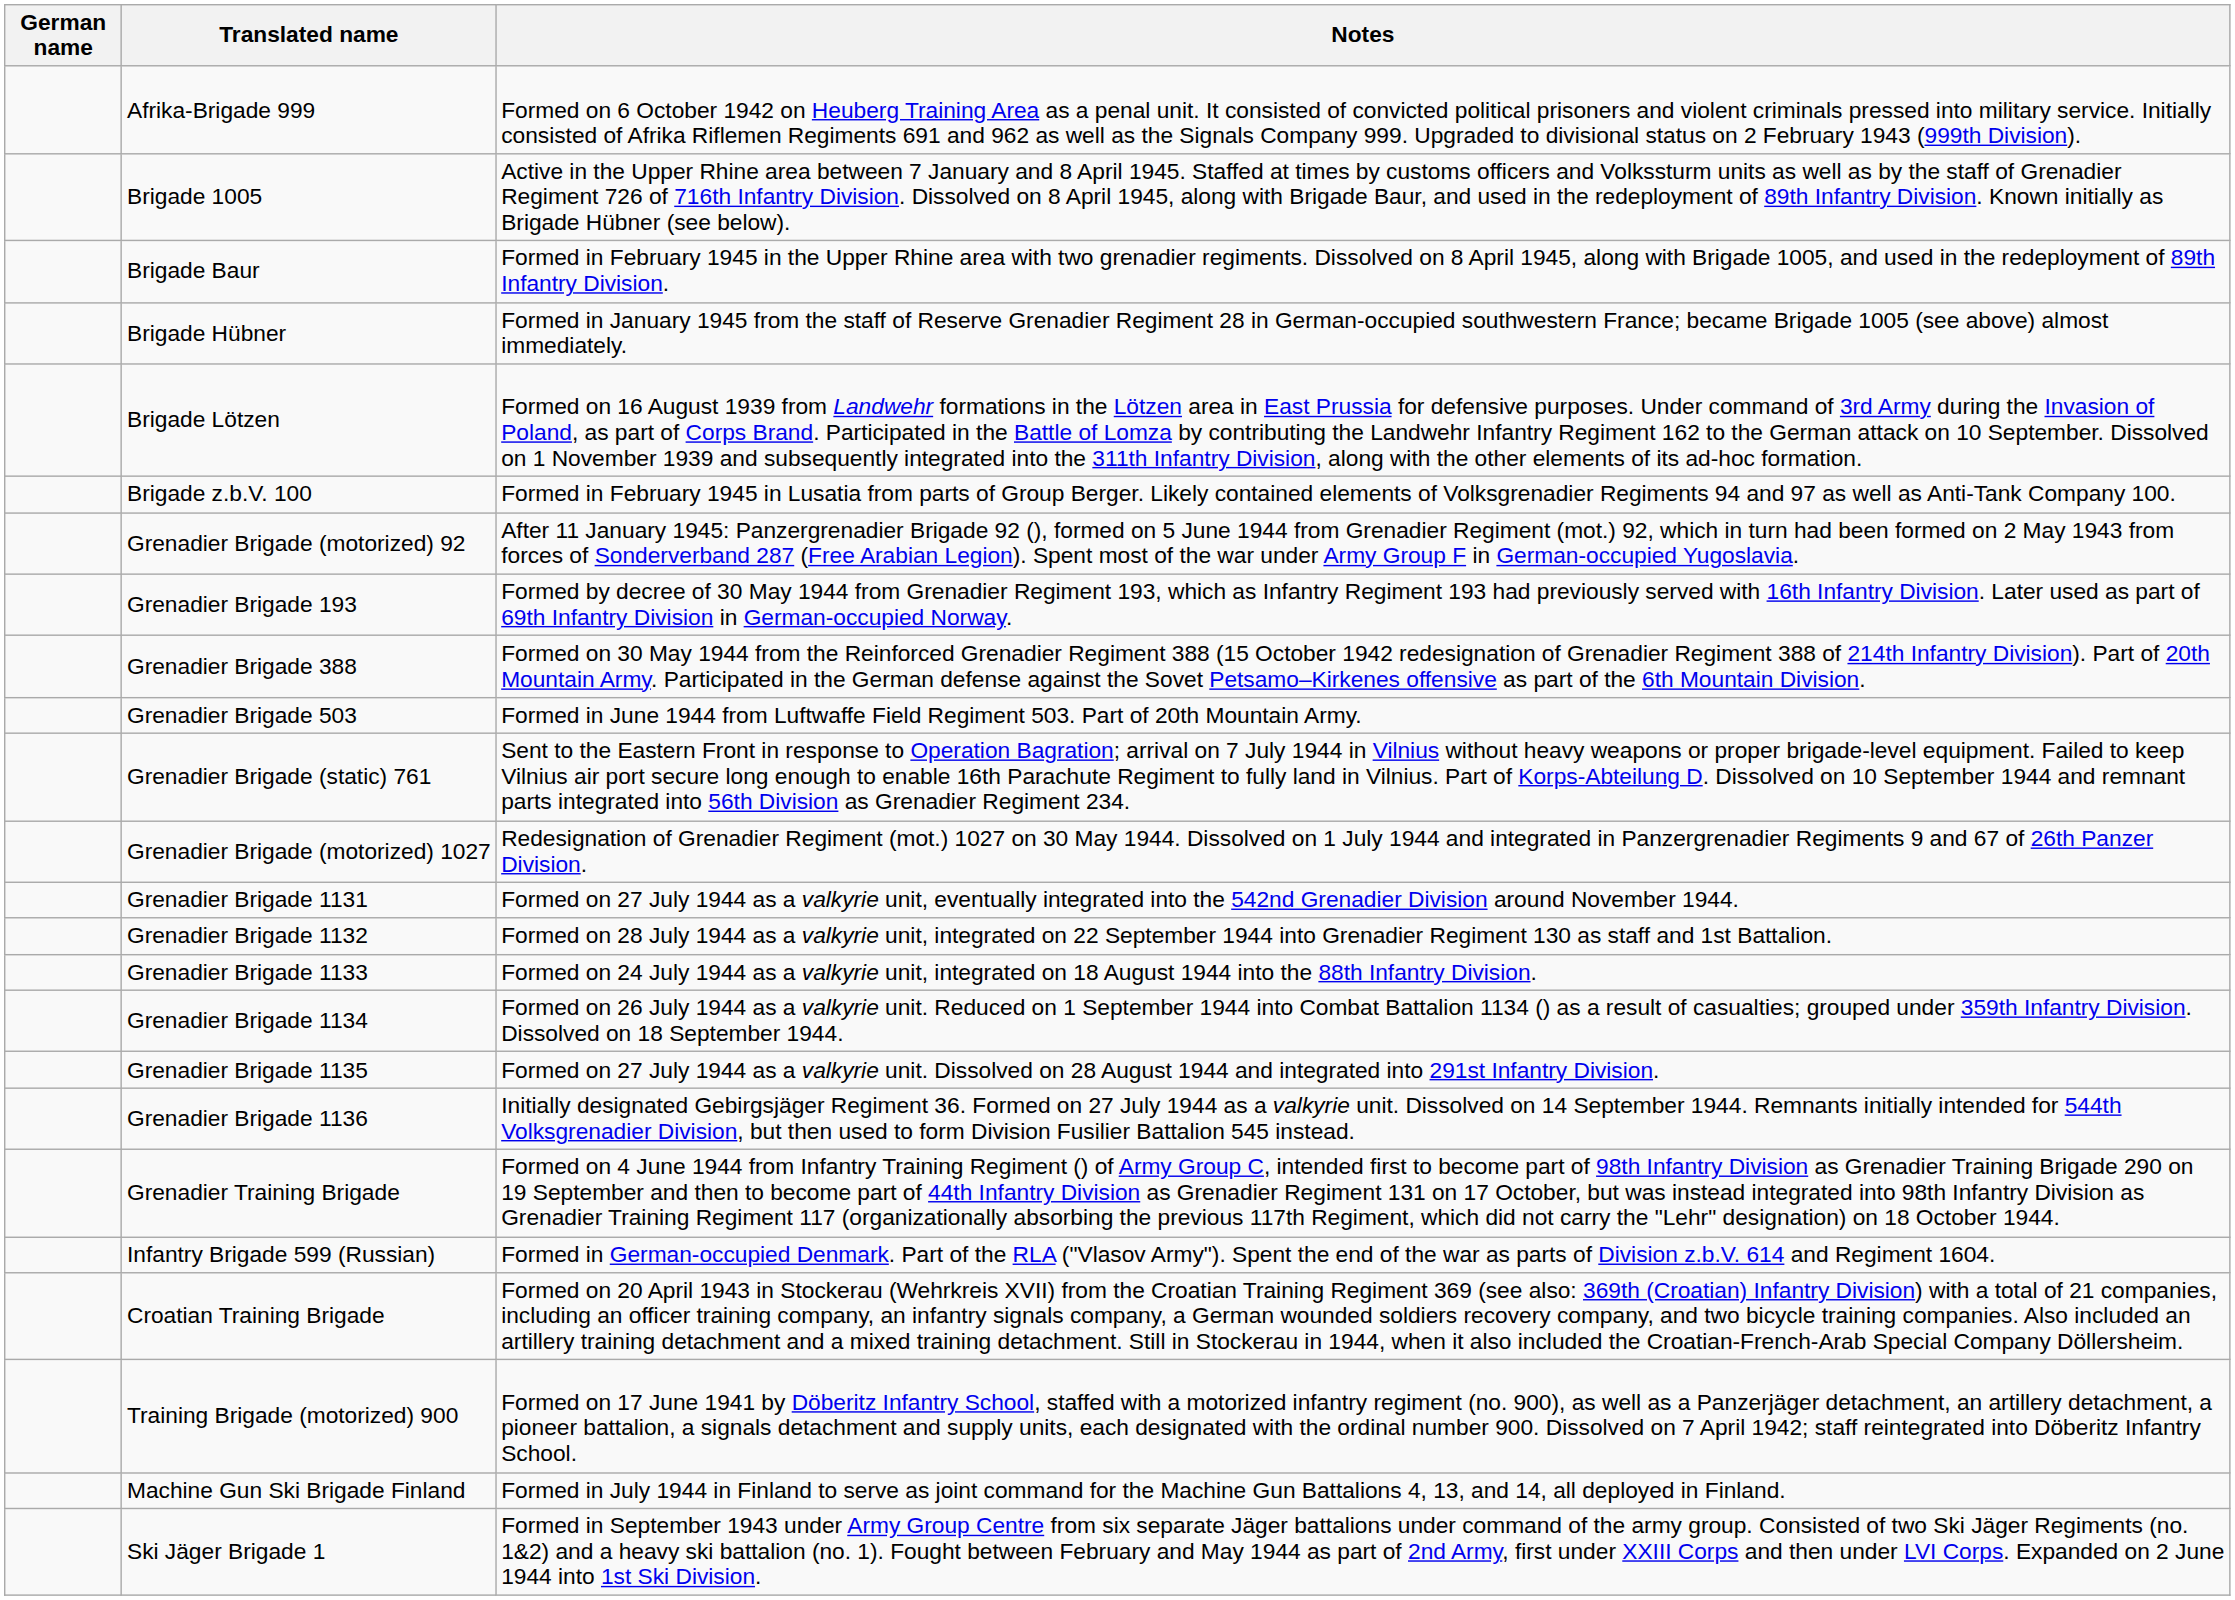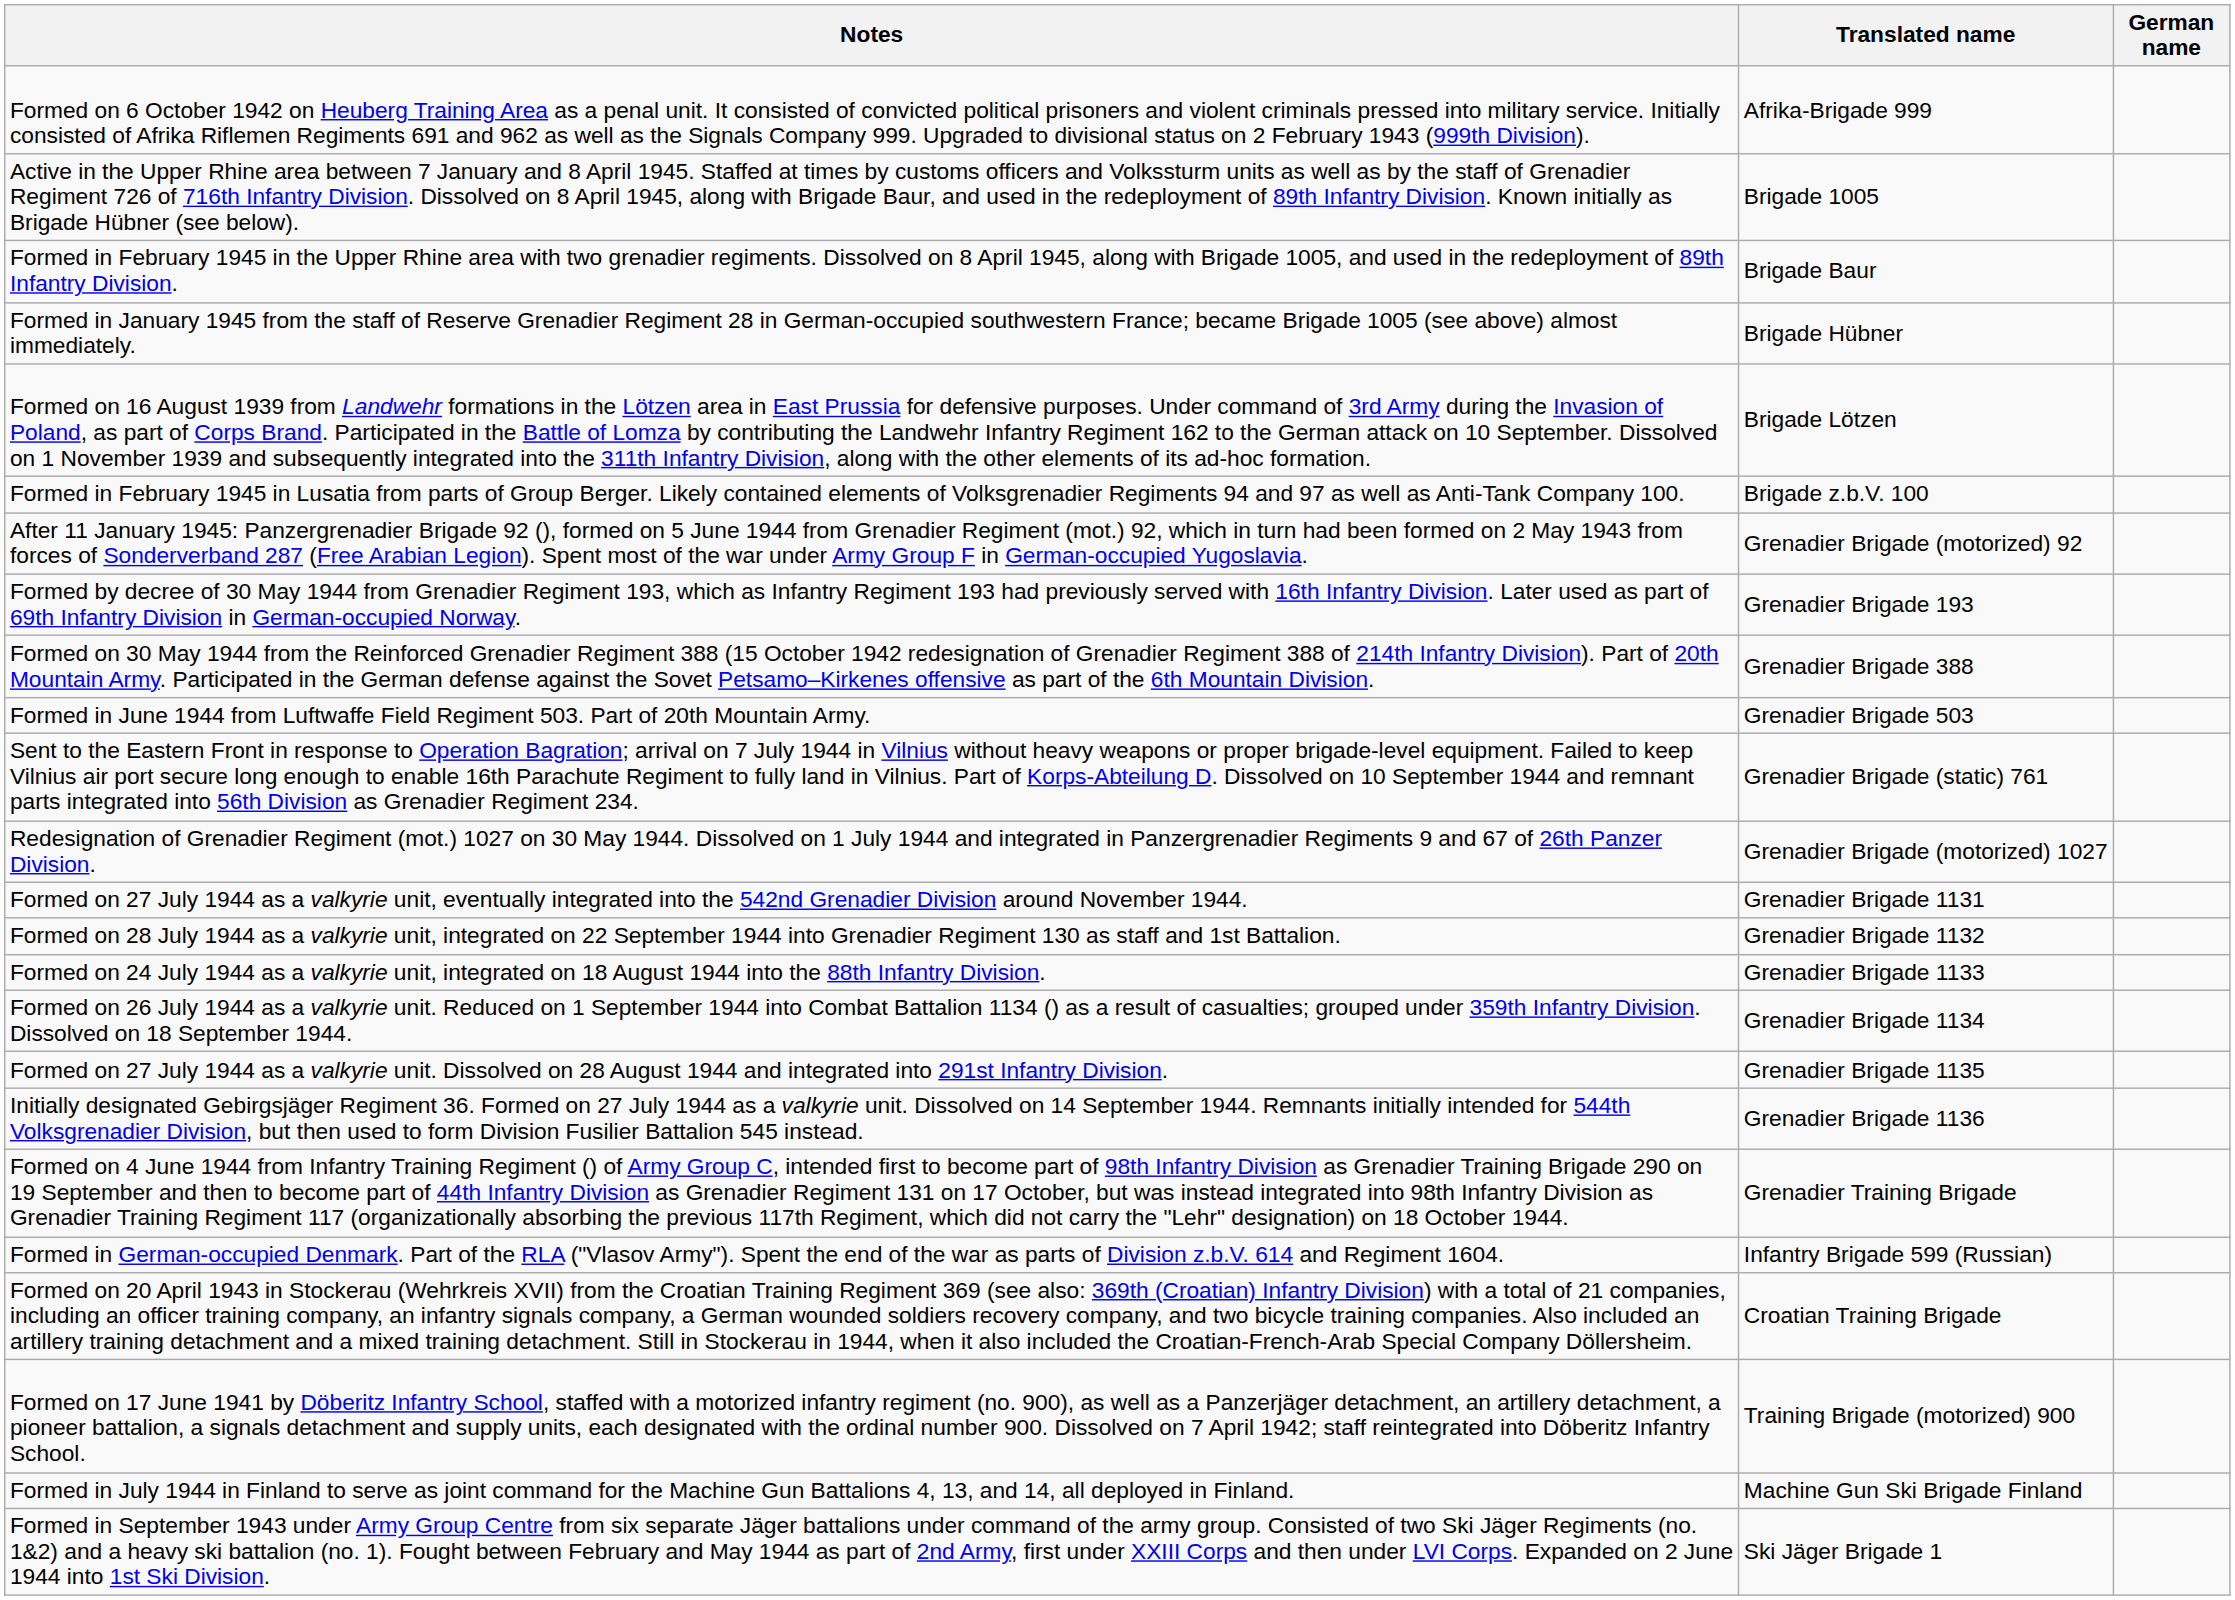columns swapped: (63, 35) <-> (1363, 35)
